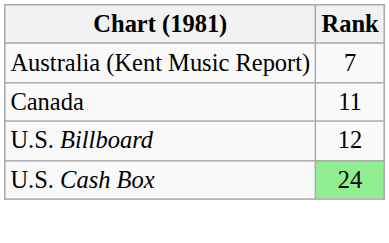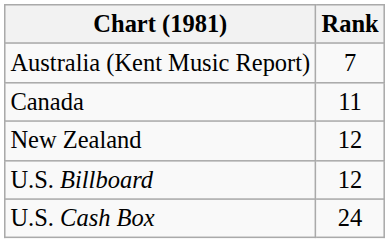+ row: (76, 140)
(350, 179) lightgreen background -> (350, 218) no background
